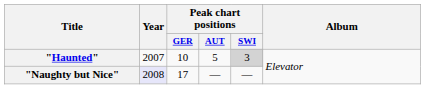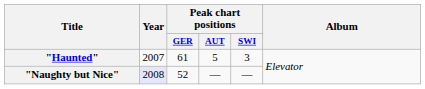(183, 57) 10 -> (183, 57) 61
(247, 57) lightgrey background -> (247, 57) no background
(183, 75) 17 -> (183, 75) 52
